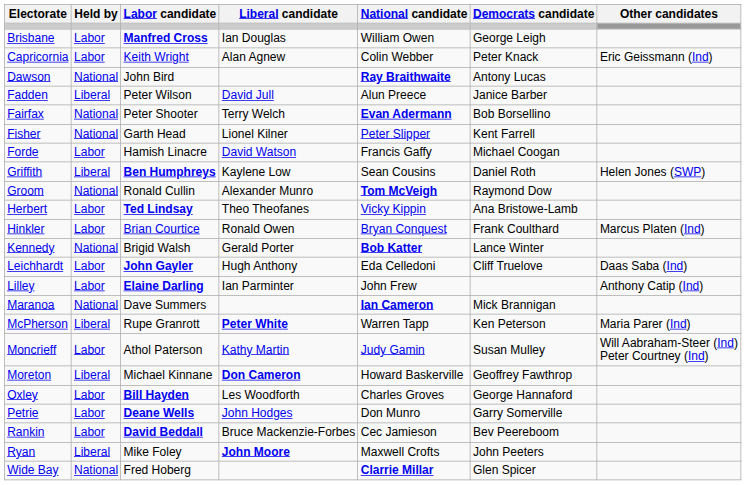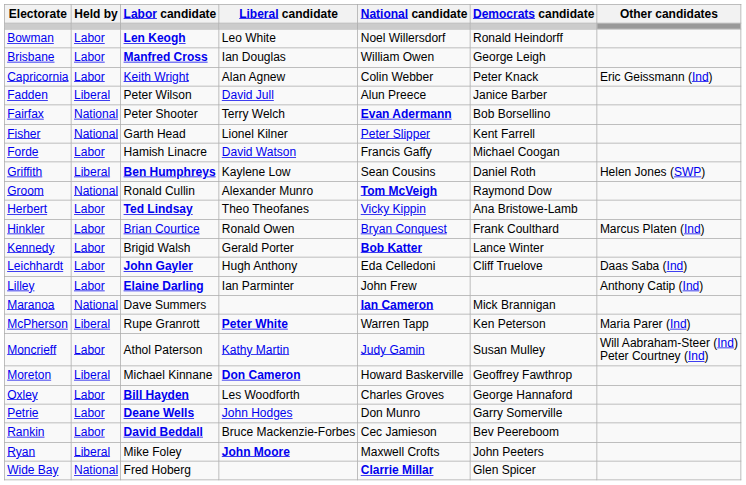+ row: (30, 38)
- row: (29, 76)
(96, 247) National -> (89, 247) Labor
